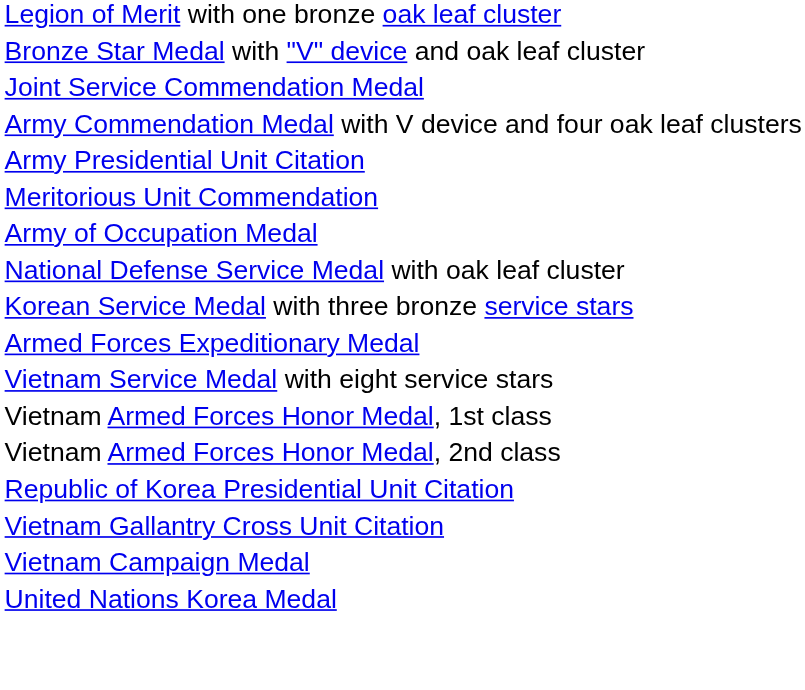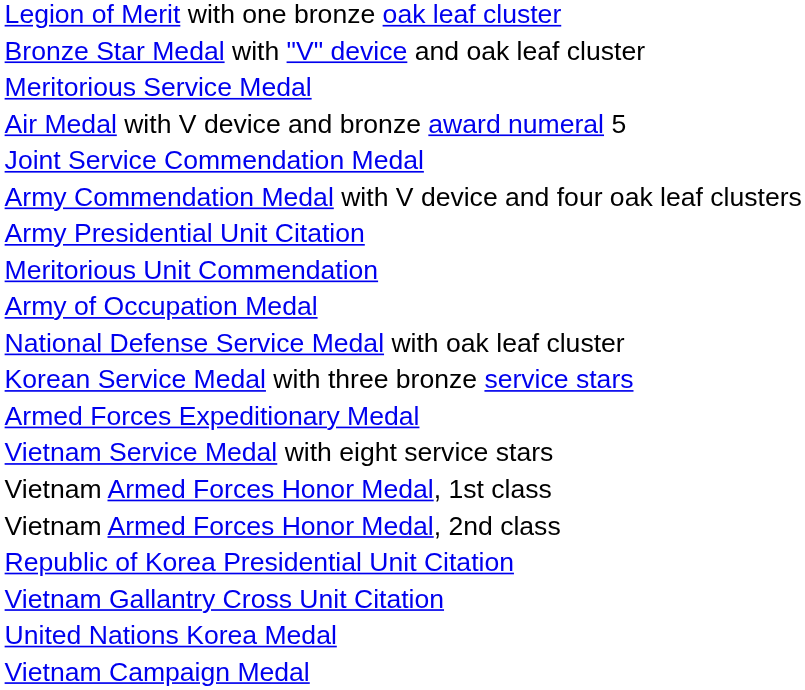+ row: (158, 87)
+ row: (315, 124)
rows swapped: (171, 598) <-> (157, 562)
